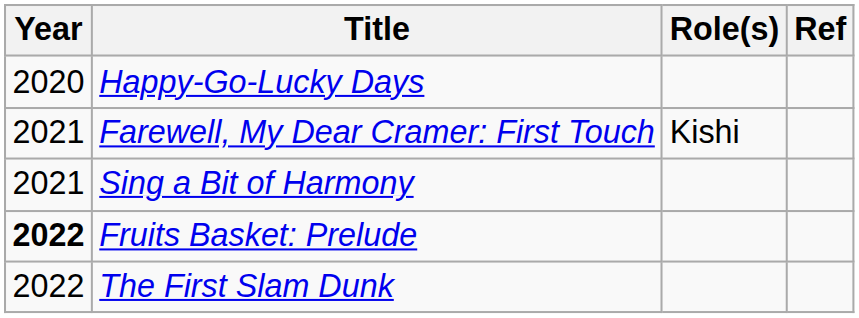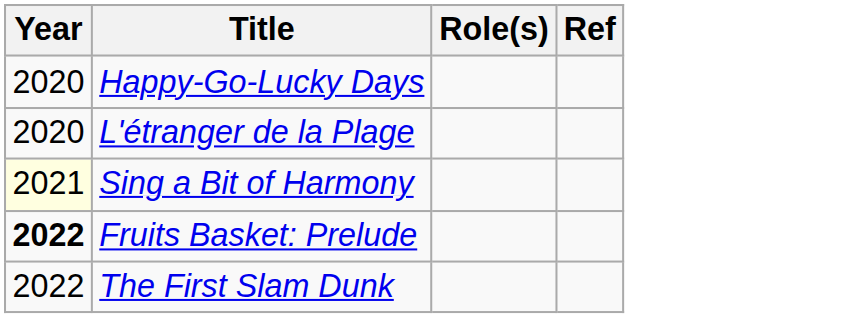+ row: (257, 132)
- row: (377, 132)
(48, 183) no background -> (48, 183) lightyellow background
